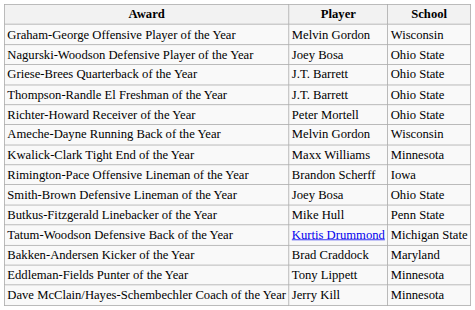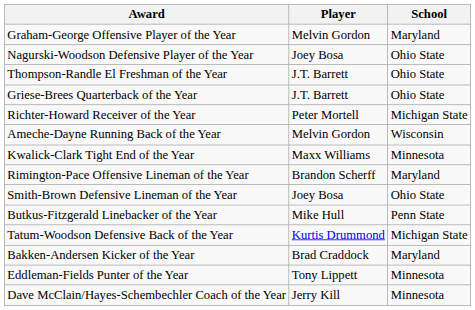(417, 34) Wisconsin -> (415, 34) Maryland
rows swapped: (117, 94) <-> (102, 74)
(418, 114) Ohio State -> (429, 114) Michigan State
(403, 174) Iowa -> (415, 174) Maryland
